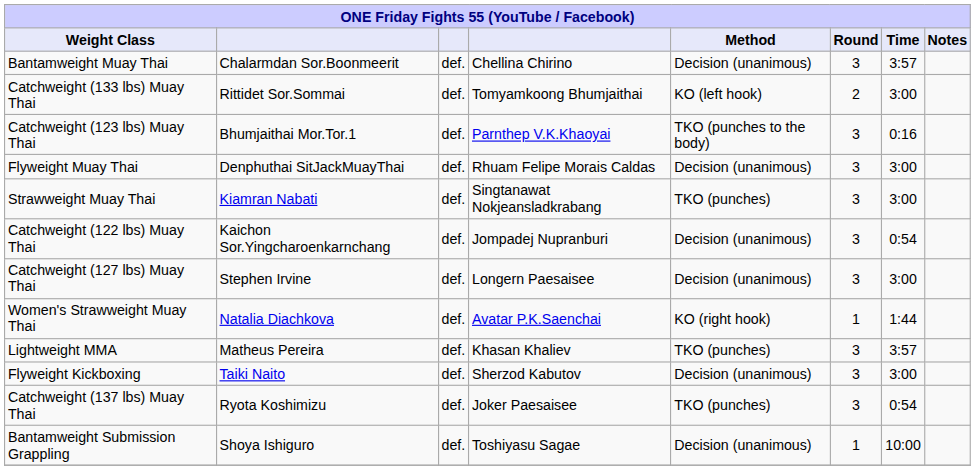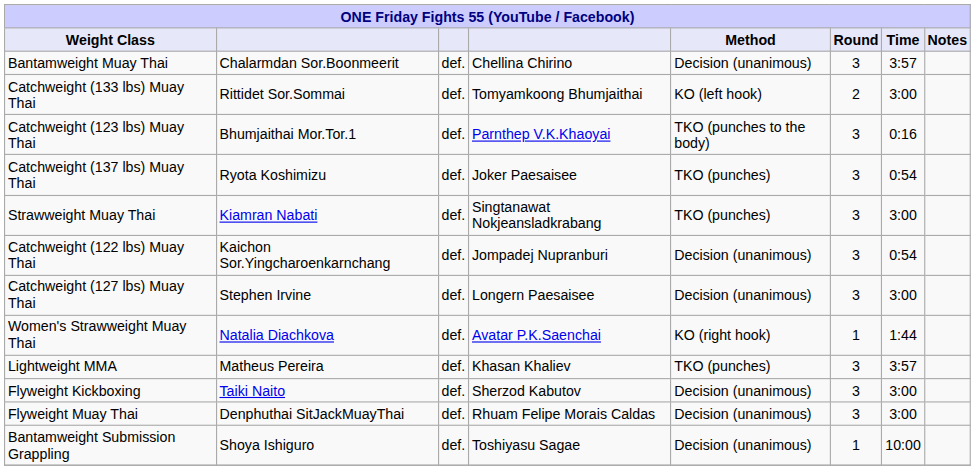rows swapped: (73, 166) <-> (96, 405)
